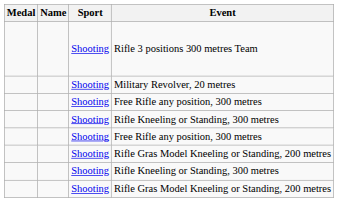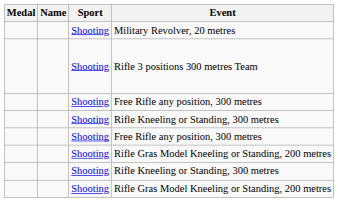rows swapped: (21, 85) <-> (21, 49)
